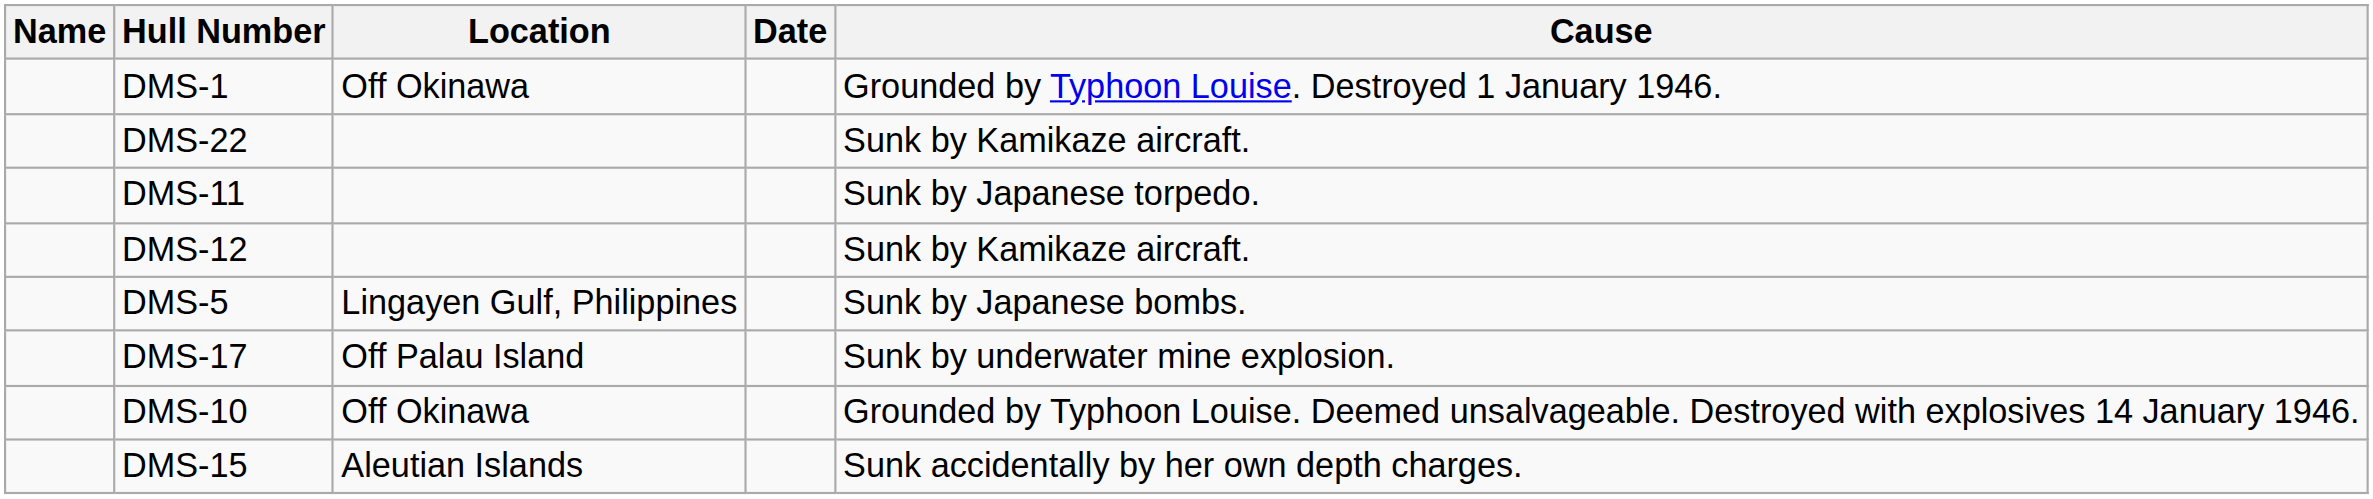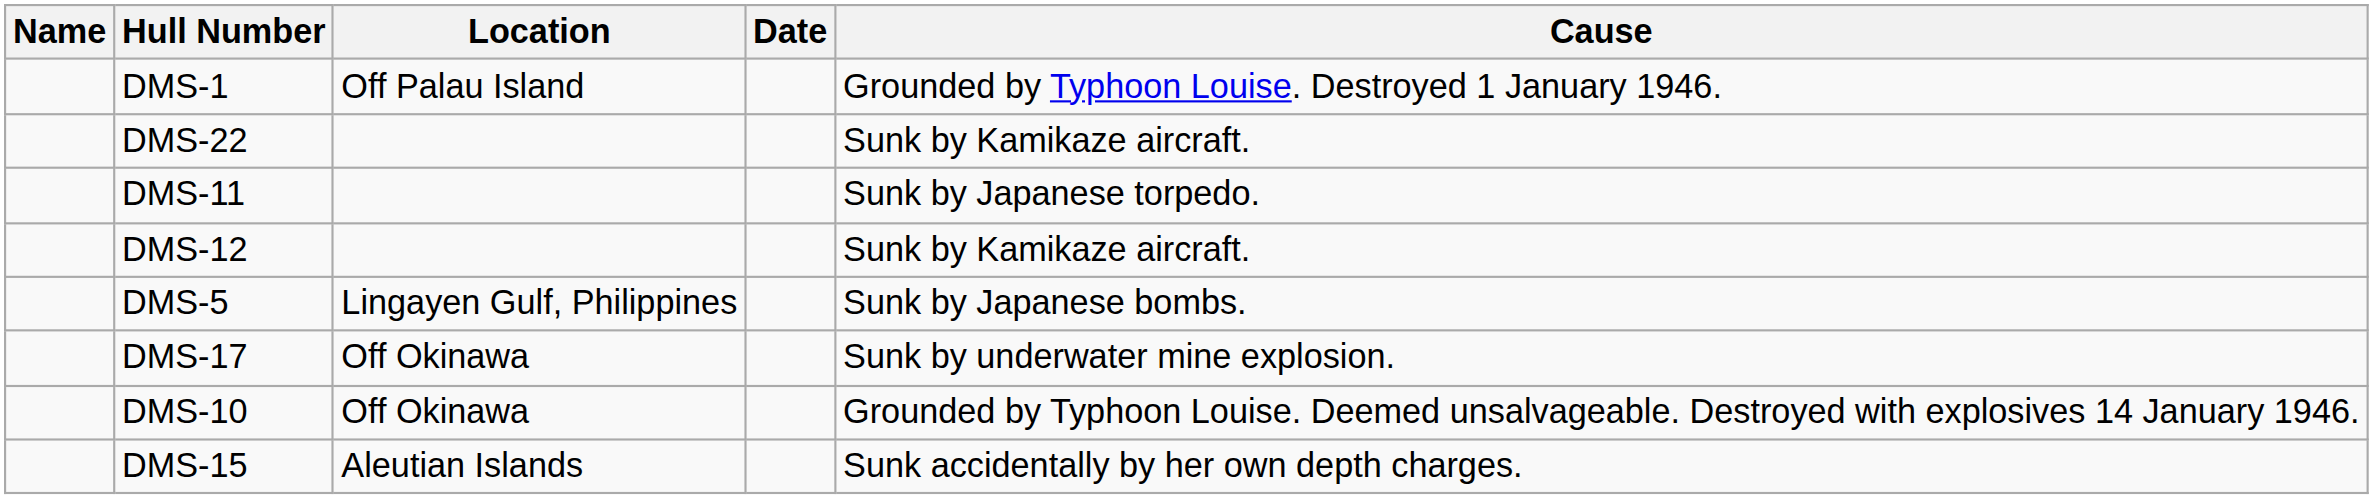(435, 85) Off Okinawa -> (463, 85) Off Palau Island
(463, 357) Off Palau Island -> (435, 357) Off Okinawa
